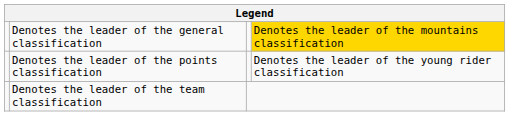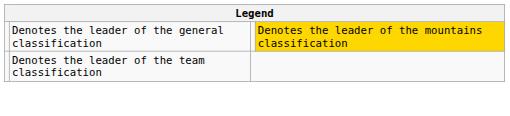- row: (115, 66)
